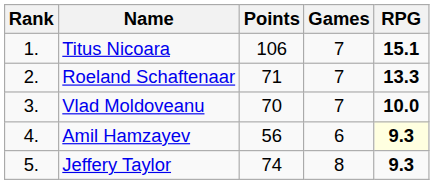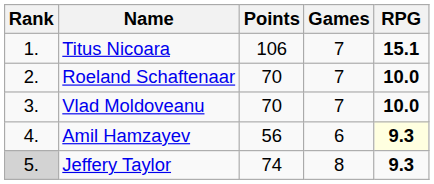(272, 77) 71 -> (272, 77) 70
(401, 77) 13.3 -> (401, 77) 10.0
(31, 164) no background -> (31, 164) lightgrey background
